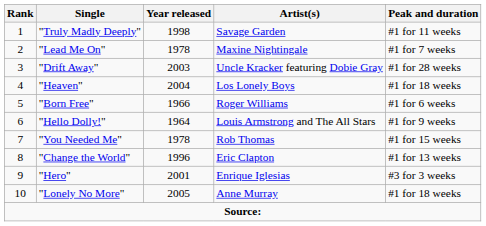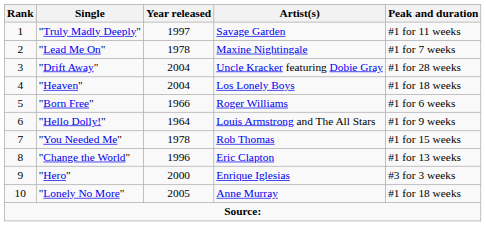(179, 31) 1998 -> (179, 31) 1997
(179, 67) 2003 -> (179, 67) 2004
(179, 175) 2001 -> (179, 175) 2000
